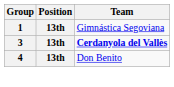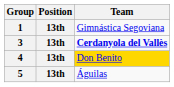(99, 58) no background -> (99, 58) gold background
+ row: (20, 74)
